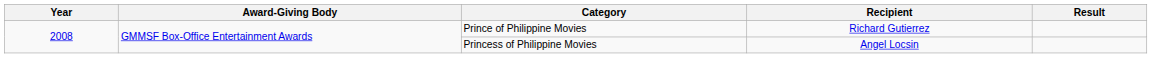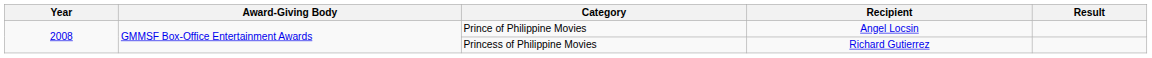(889, 28) Richard Gutierrez -> (889, 28) Angel Locsin
(889, 45) Angel Locsin -> (889, 45) Richard Gutierrez
